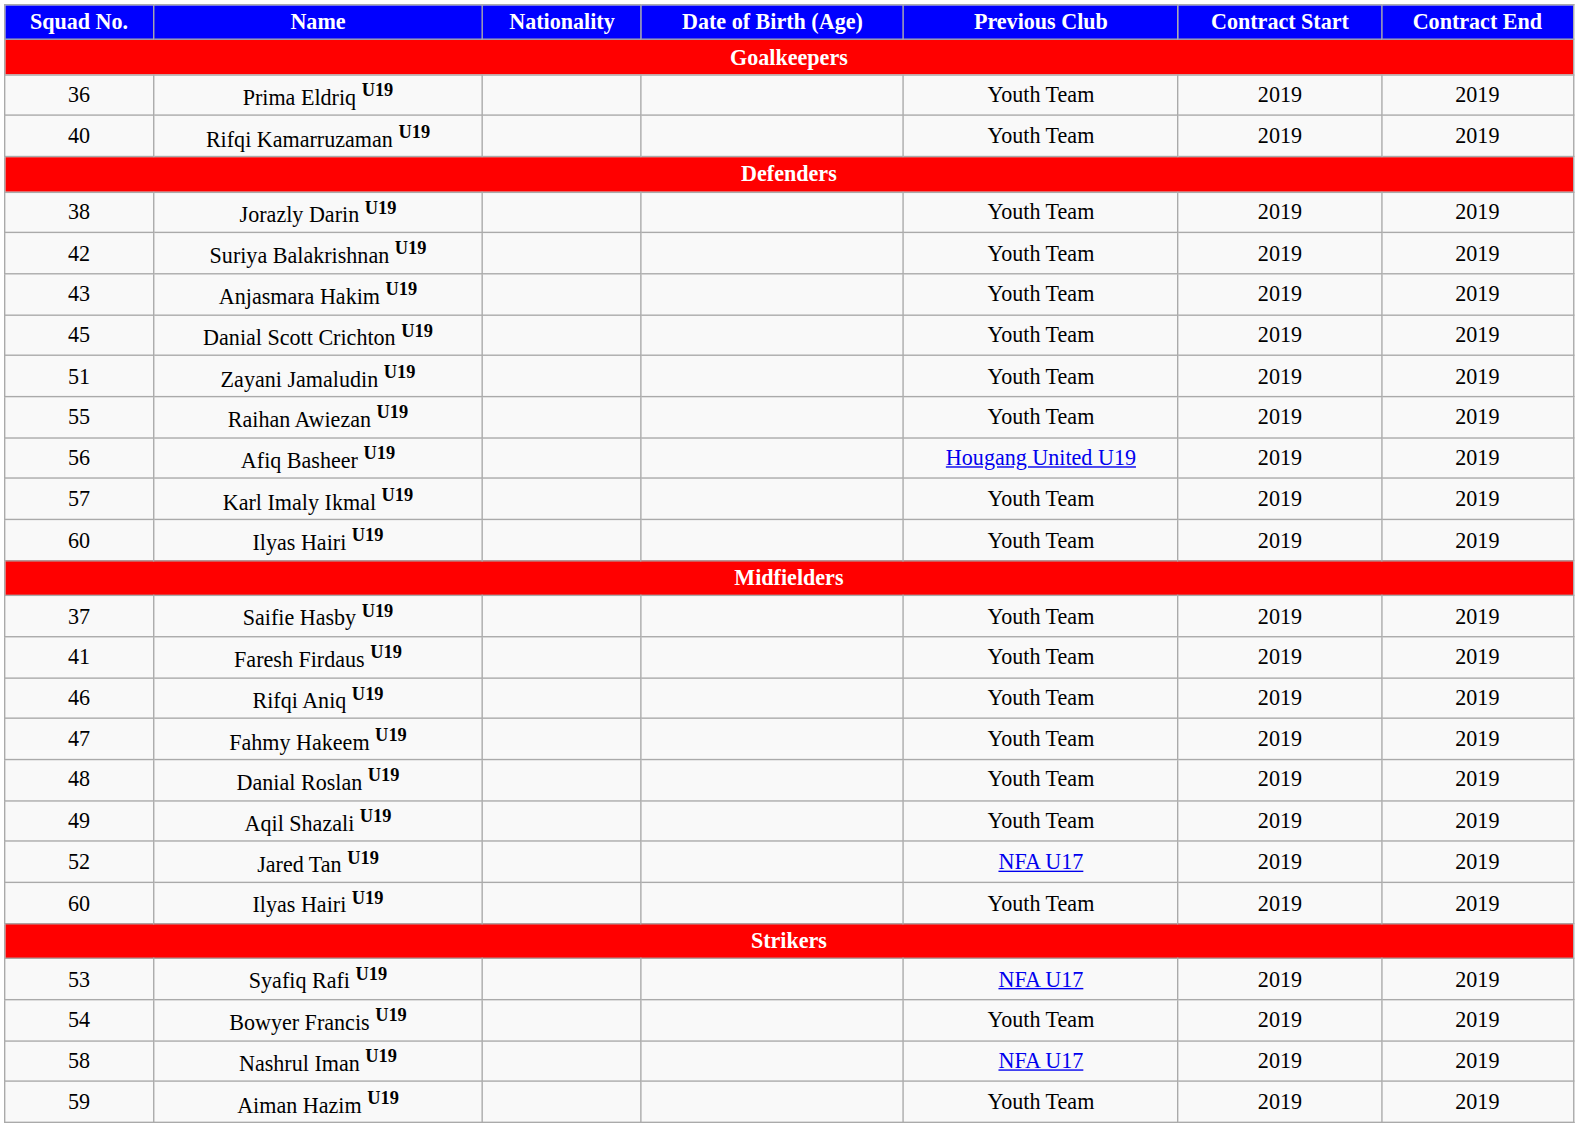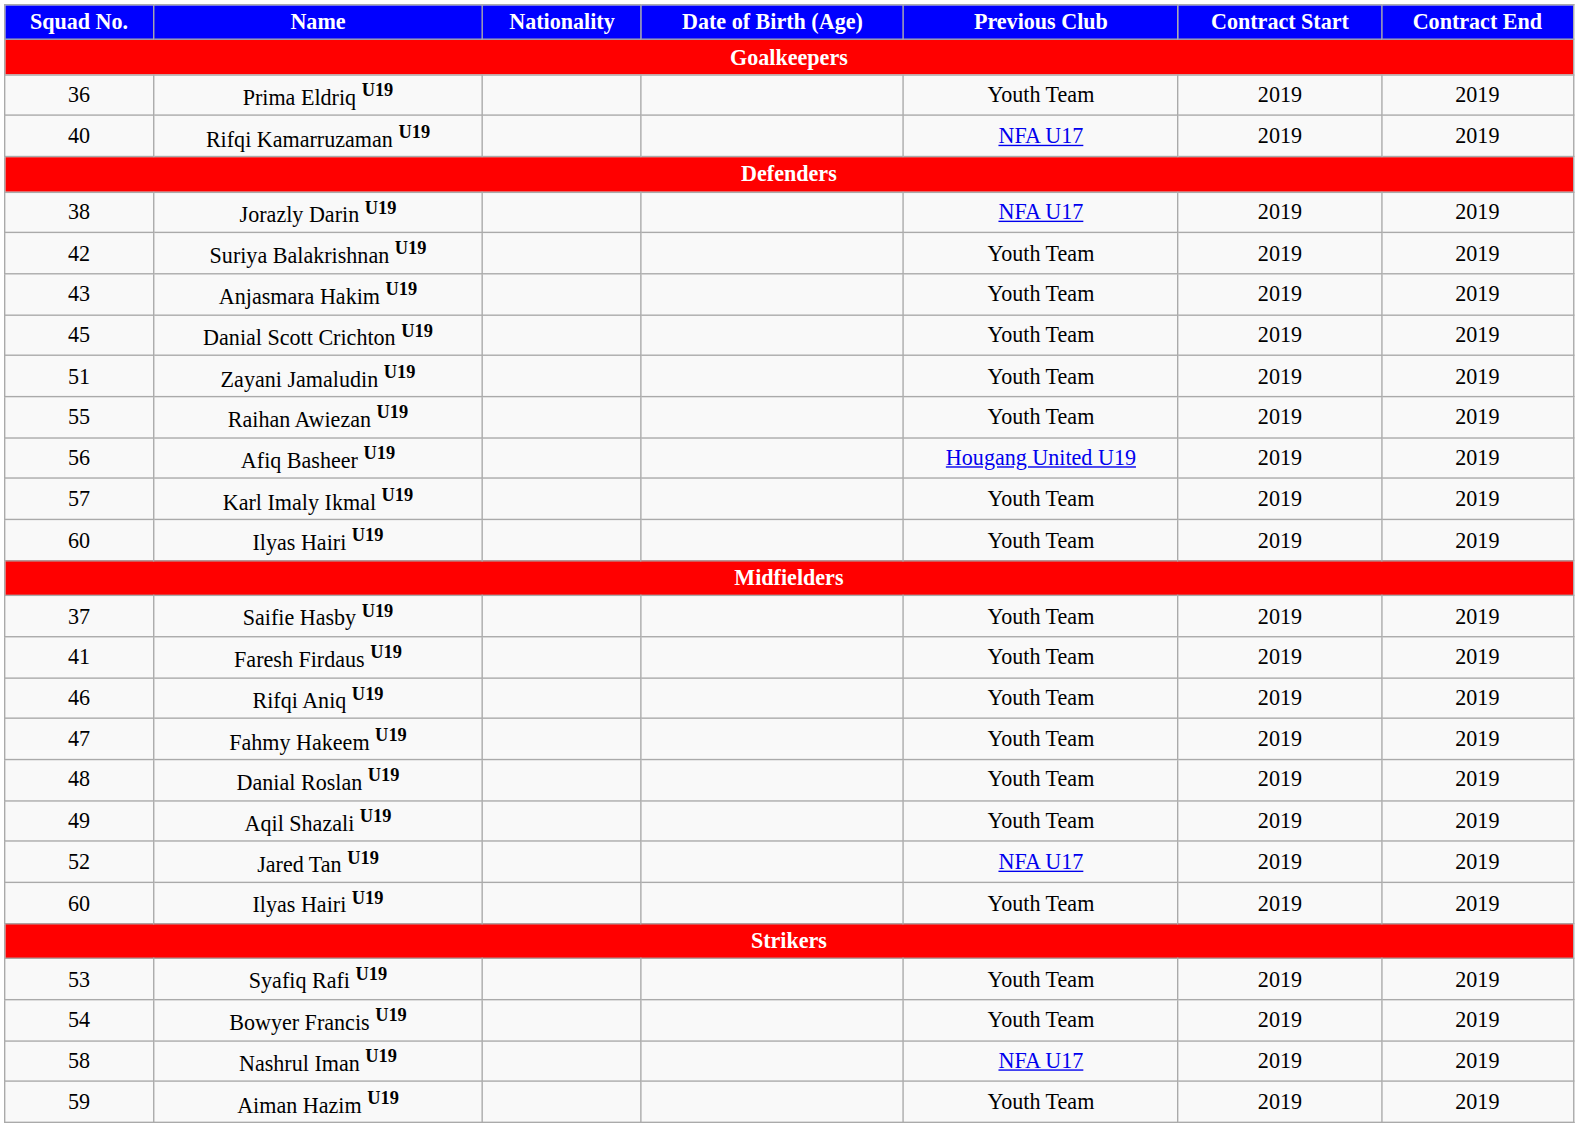(1041, 136) Youth Team -> (1041, 136) NFA U17
(1041, 212) Youth Team -> (1041, 212) NFA U17
(1041, 978) NFA U17 -> (1041, 978) Youth Team
